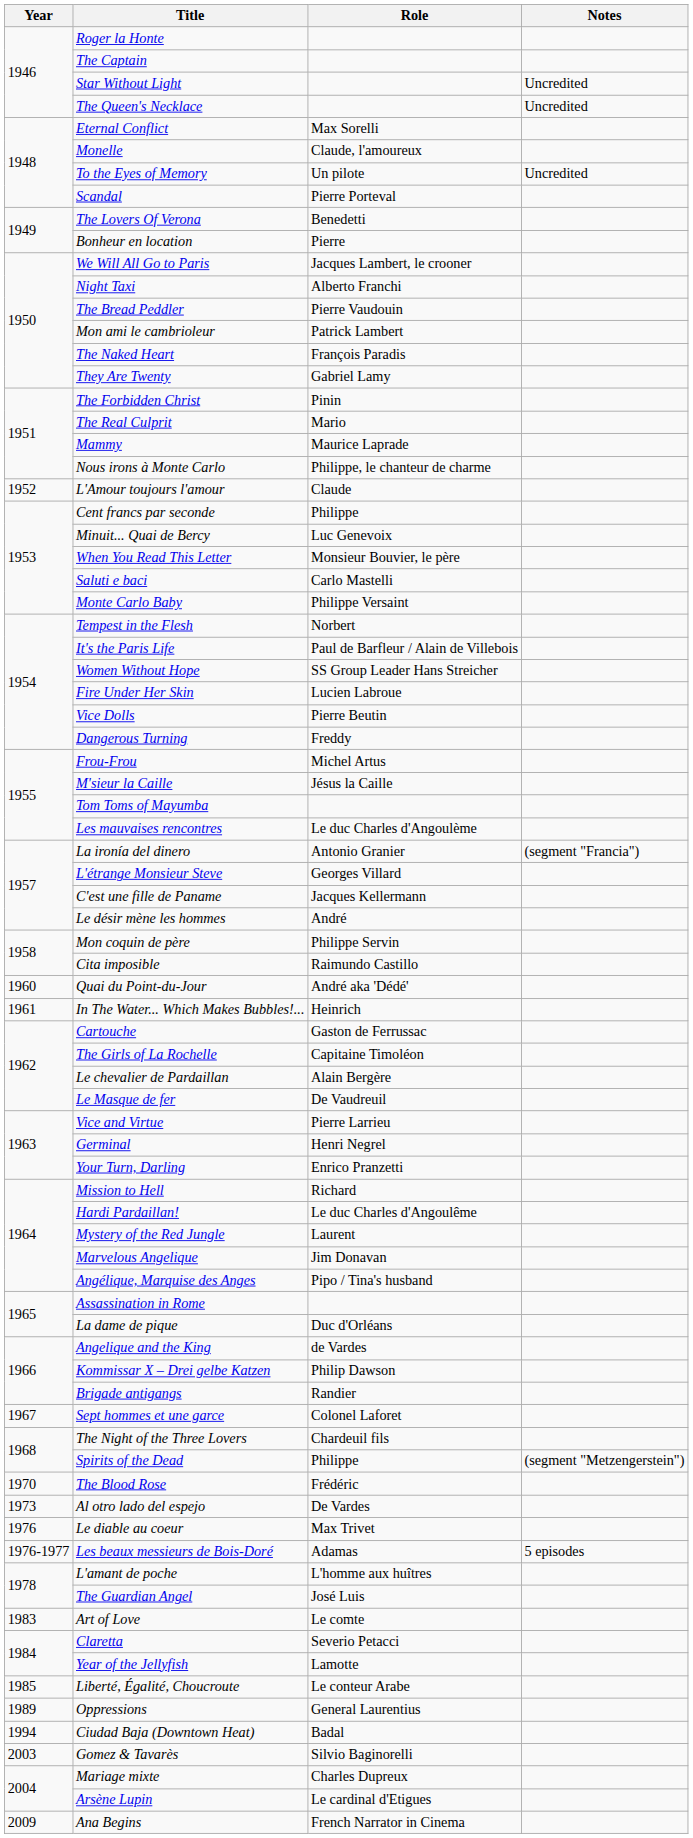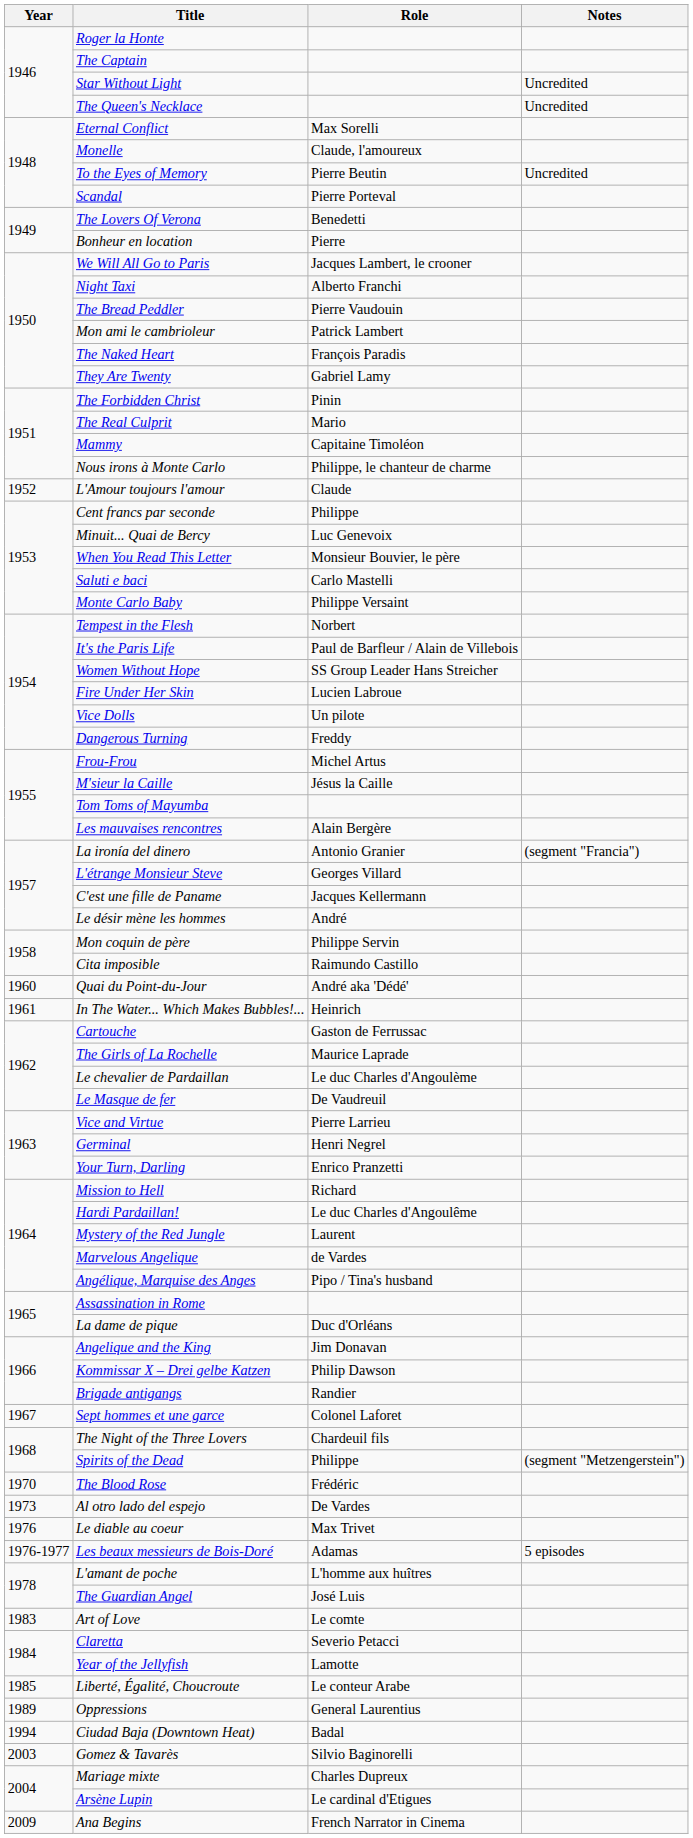(338, 173) Un pilote -> (349, 173) Pierre Beutin
(360, 444) Maurice Laprade -> (367, 444) Capitaine Timoléon
(349, 715) Pierre Beutin -> (338, 715) Un pilote
(394, 828) Le duc Charles d'Angoulème -> (351, 828) Alain Bergère
(367, 1054) Capitaine Timoléon -> (360, 1054) Maurice Laprade
(351, 1077) Alain Bergère -> (394, 1077) Le duc Charles d'Angoulème
(349, 1257) Jim Donavan -> (339, 1257) de Vardes
(339, 1348) de Vardes -> (349, 1348) Jim Donavan
